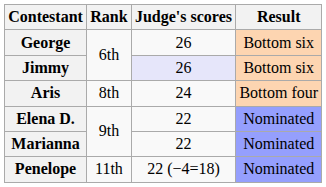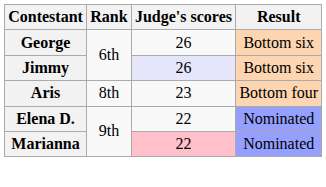(183, 93) 24 -> (183, 93) 23
(183, 144) no background -> (183, 144) pink background
- row: (46, 169)
